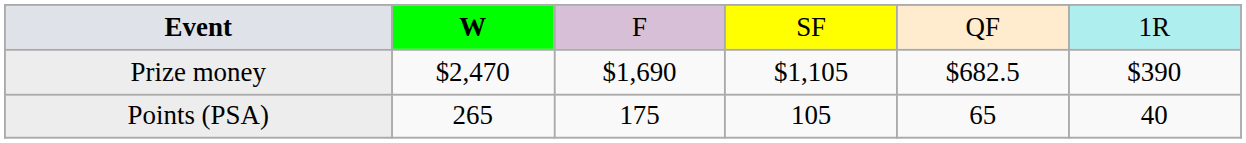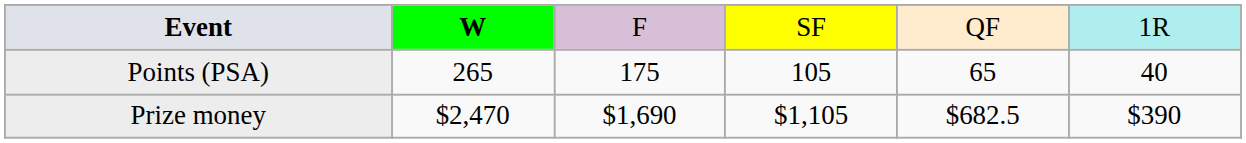rows swapped: (198, 115) <-> (198, 71)
